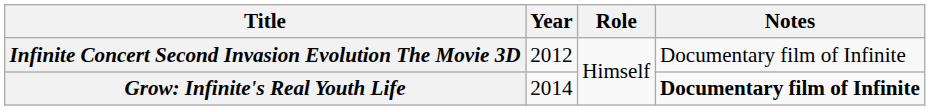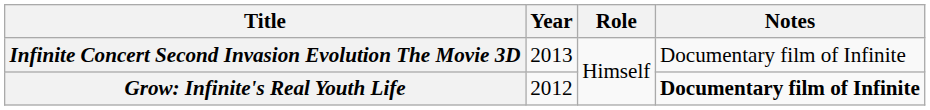(551, 54) 2012 -> (551, 54) 2013
(551, 88) 2014 -> (551, 88) 2012
